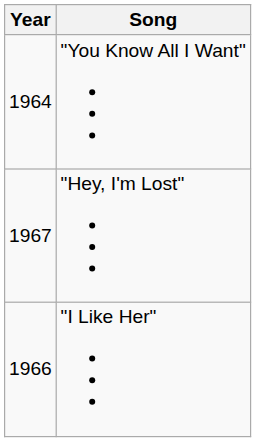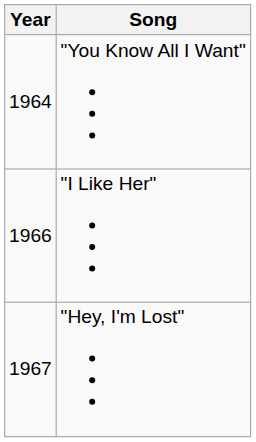rows swapped: (153, 360) <-> (153, 226)
